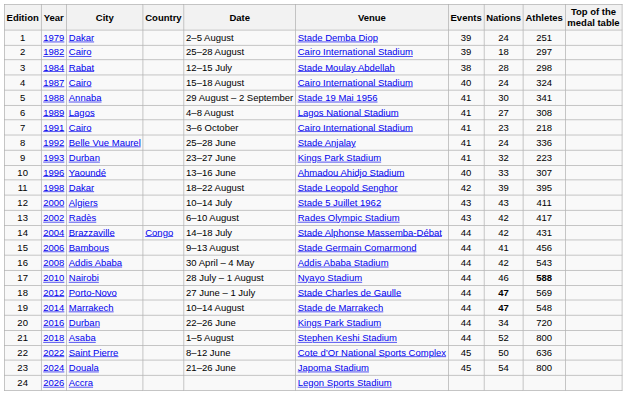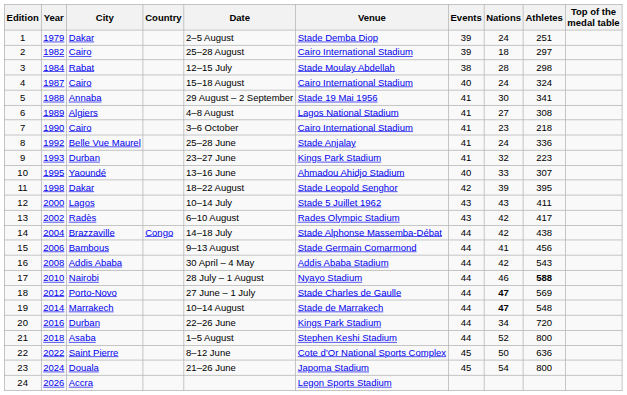(82, 113) Lagos -> (83, 113) Algiers
(54, 128) 1991 -> (54, 128) 1990
(54, 173) 1996 -> (54, 173) 1995
(83, 203) Algiers -> (82, 203) Lagos
(544, 233) 431 -> (544, 233) 438
